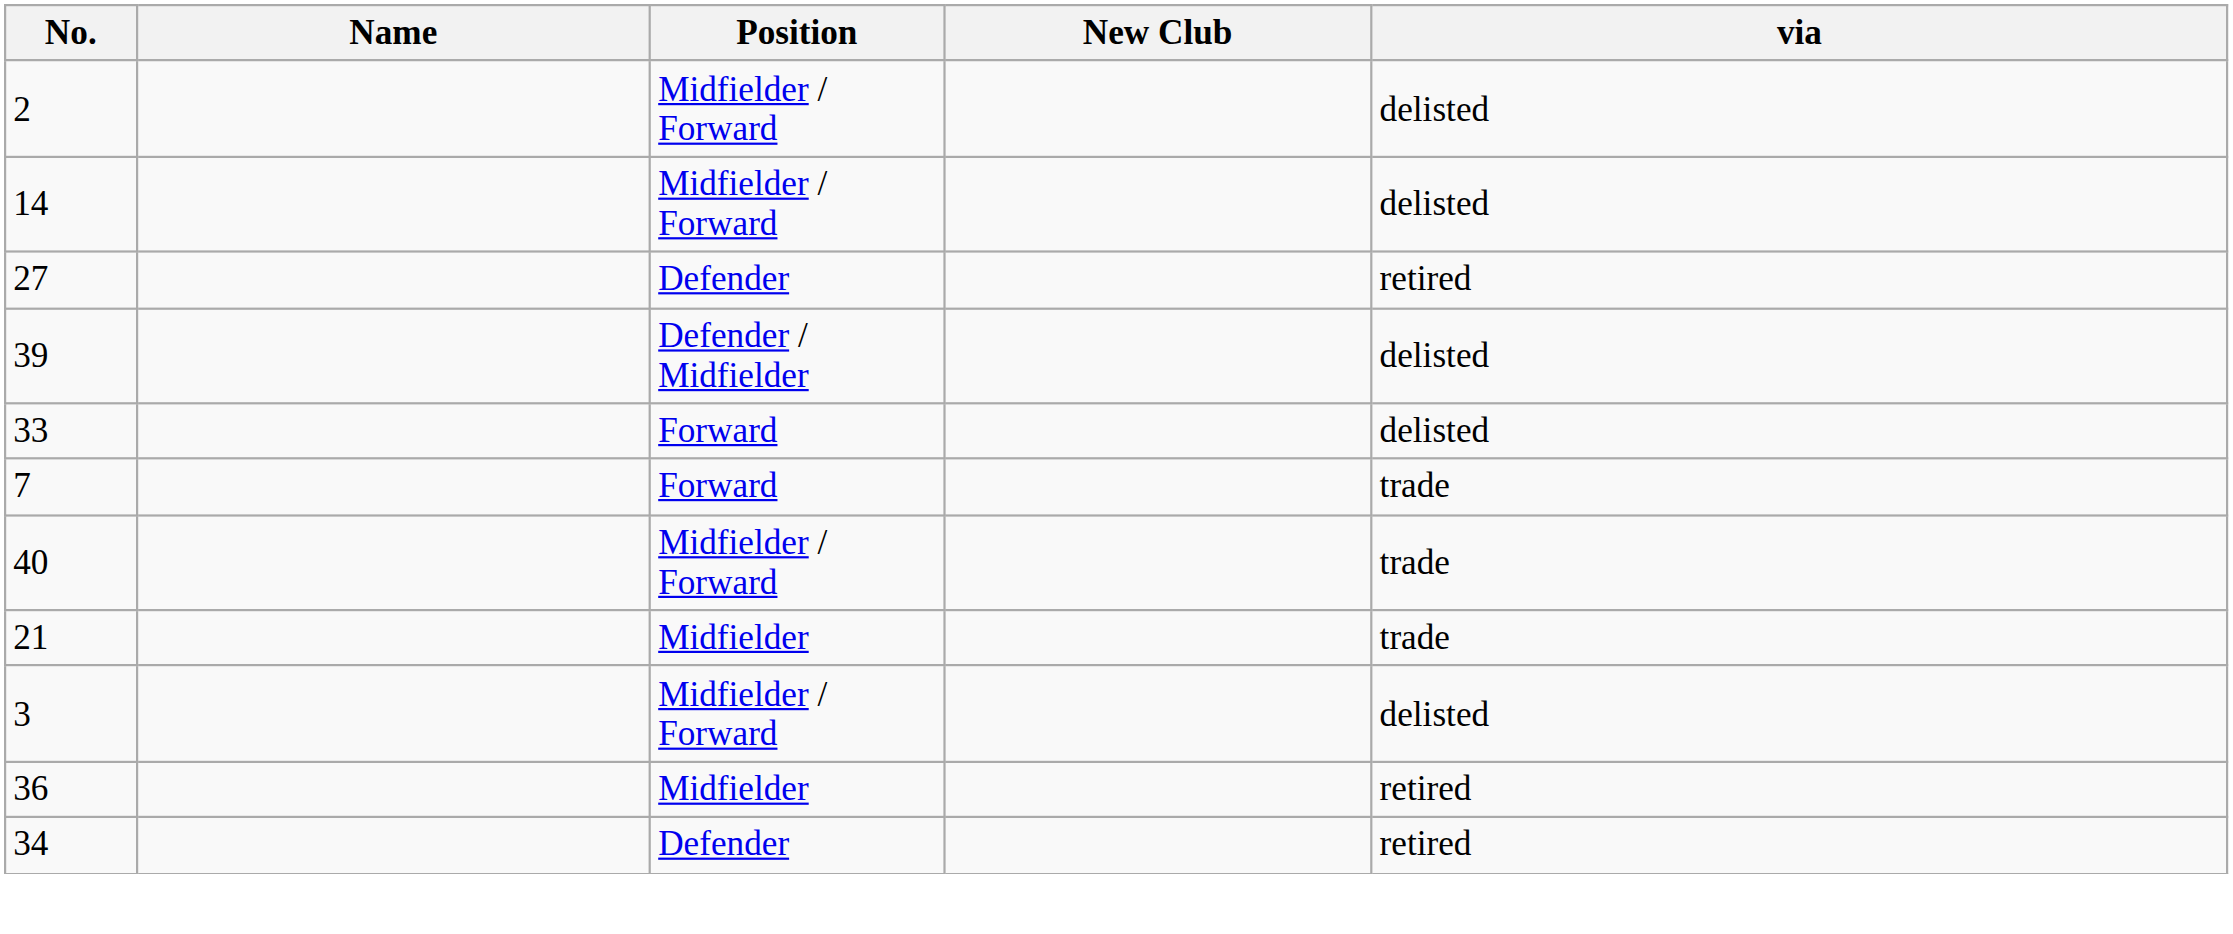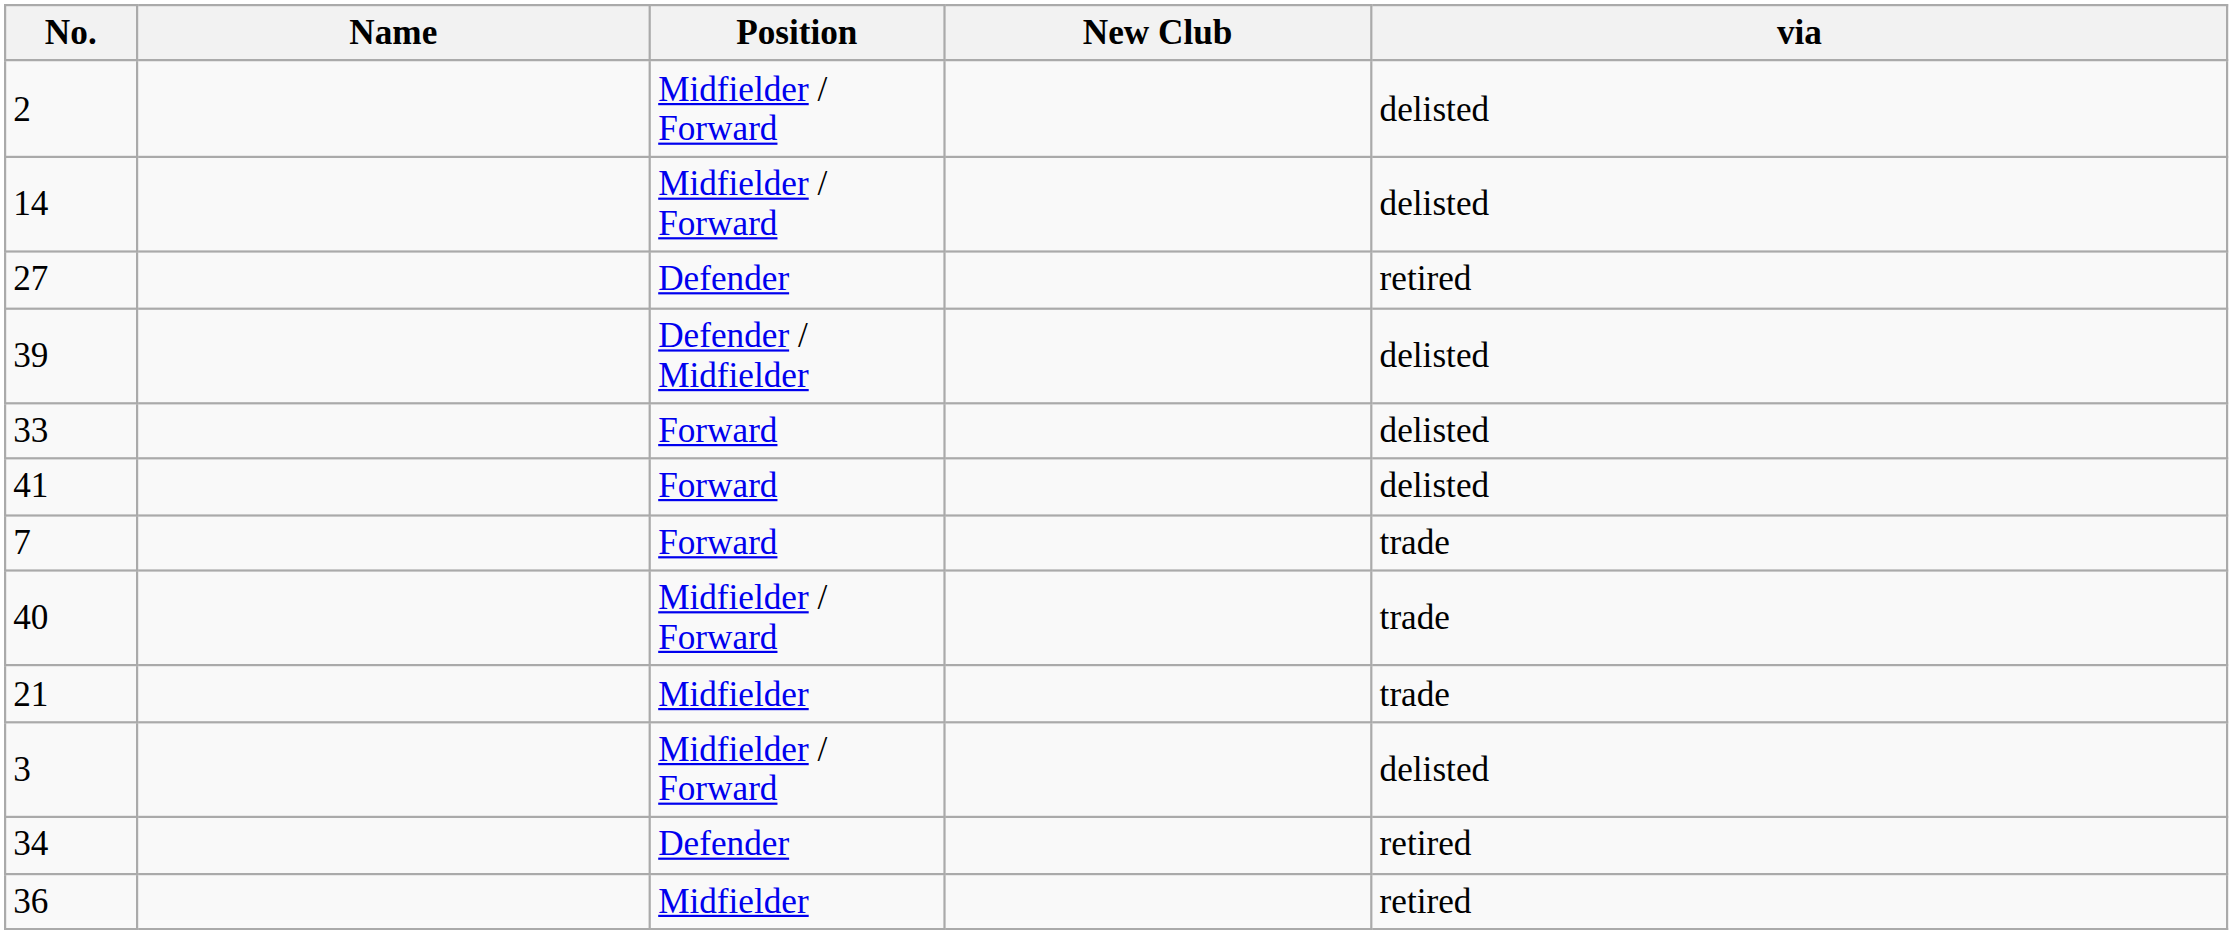+ row: (31, 486)
rows swapped: (31, 844) <-> (31, 788)
